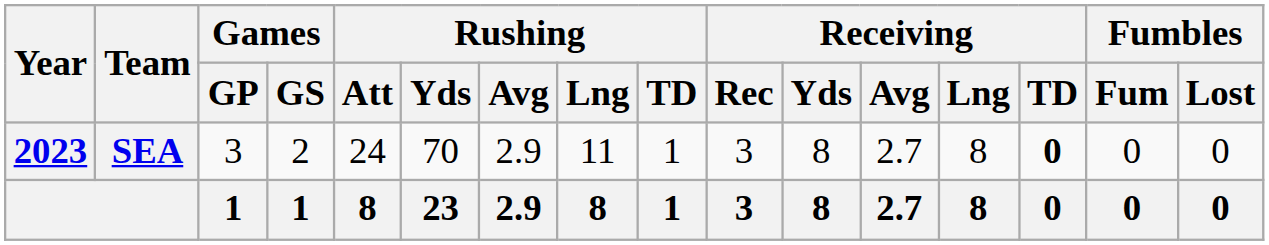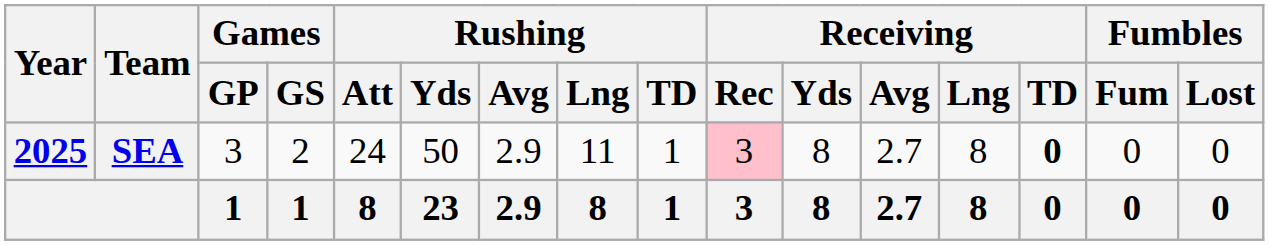(50, 150) 2023 -> (50, 150) 2025
(441, 150) 70 -> (441, 150) 50
(744, 150) no background -> (744, 150) pink background
